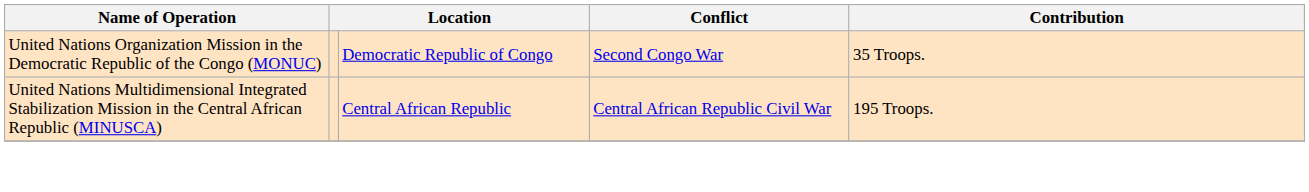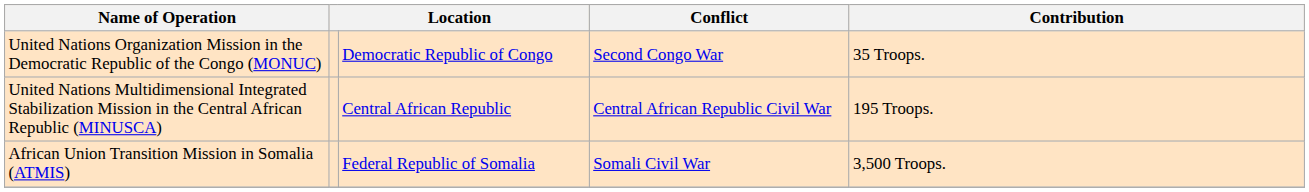+ row: (161, 163)
